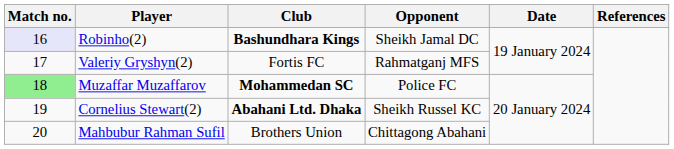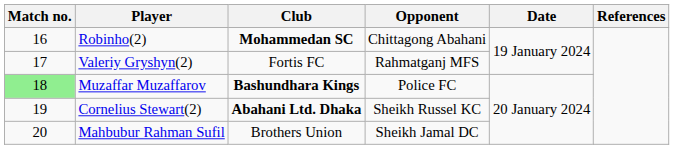(40, 39) lavender background -> (40, 39) no background
(296, 39) Bashundhara Kings -> (296, 39) Mohammedan SC
(427, 39) Sheikh Jamal DC -> (427, 39) Chittagong Abahani
(296, 86) Mohammedan SC -> (296, 86) Bashundhara Kings
(427, 132) Chittagong Abahani -> (427, 132) Sheikh Jamal DC
